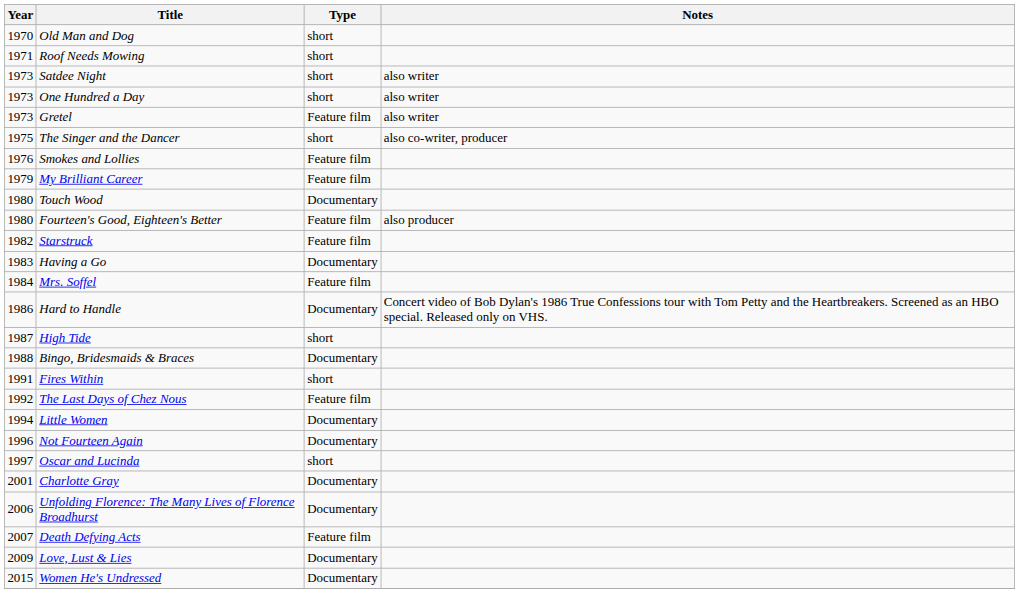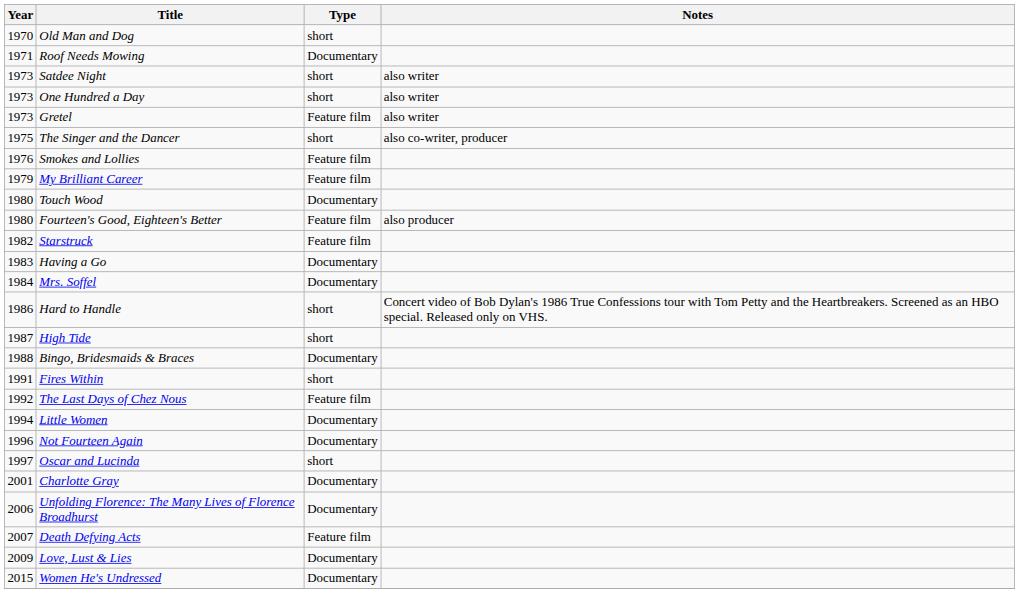(320, 55) short -> (342, 55) Documentary
(339, 281) Feature film -> (342, 281) Documentary
(342, 309) Documentary -> (320, 309) short
